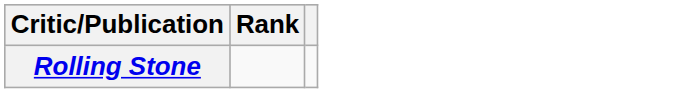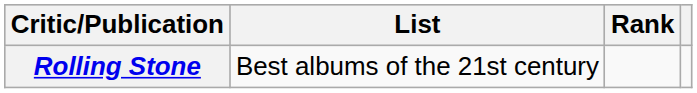+ column: (417, 25)
